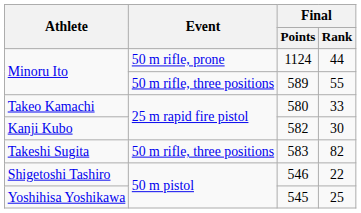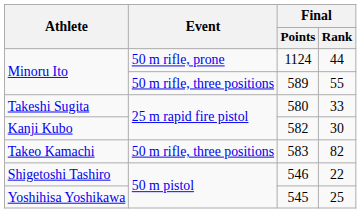(51, 106) Takeo Kamachi -> (48, 106) Takeshi Sugita
(48, 151) Takeshi Sugita -> (51, 151) Takeo Kamachi
